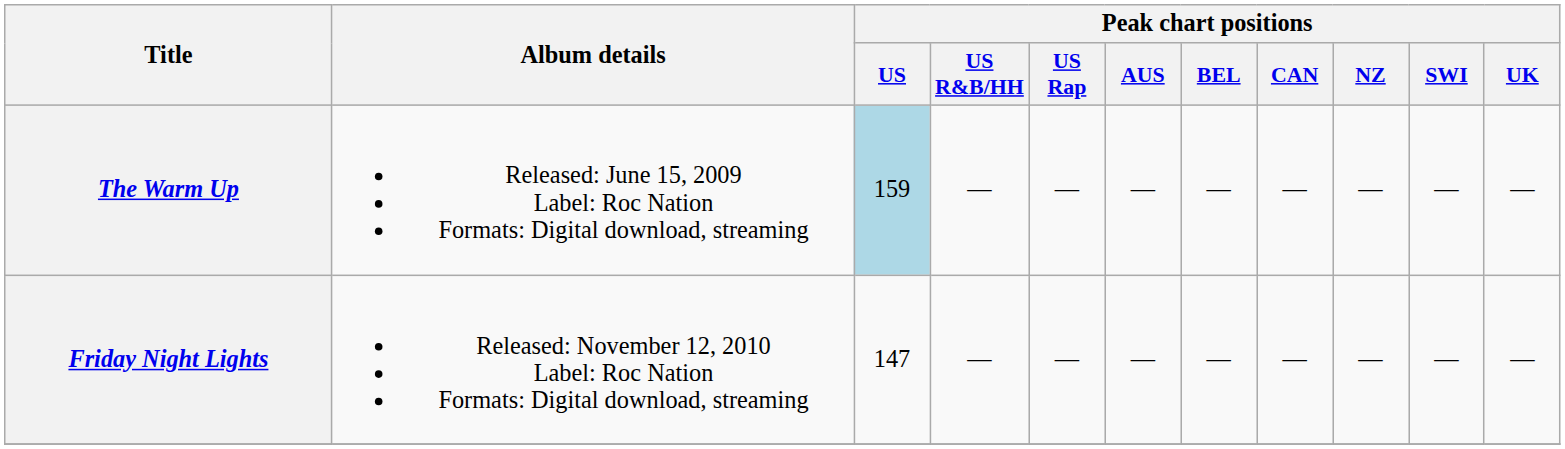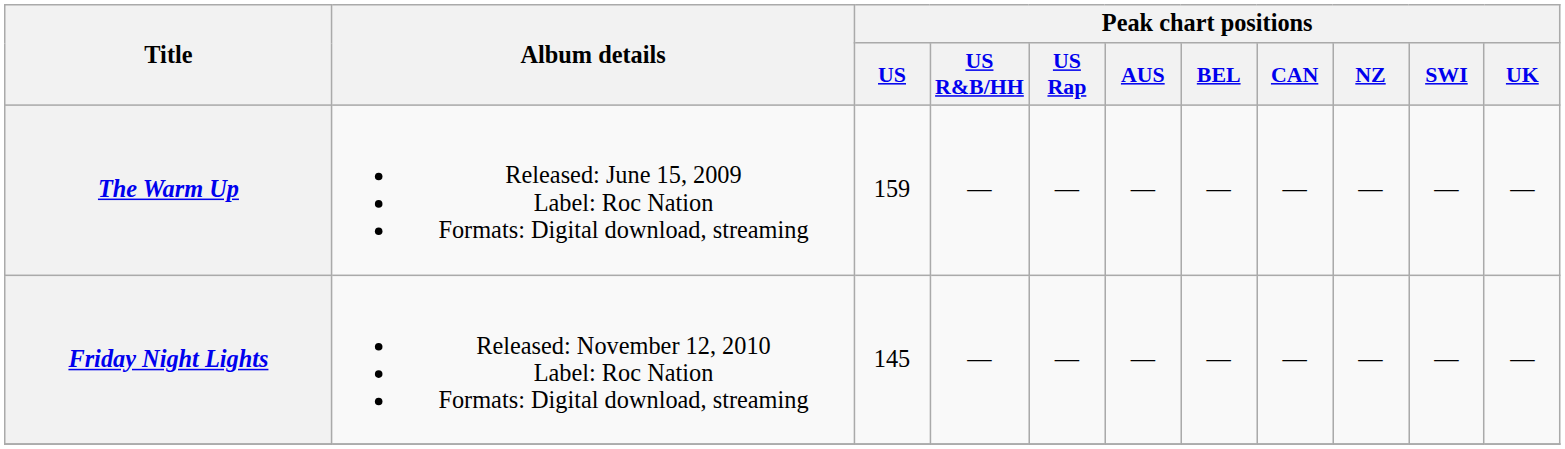(892, 189) lightblue background -> (892, 189) no background
(892, 358) 147 -> (892, 358) 145
